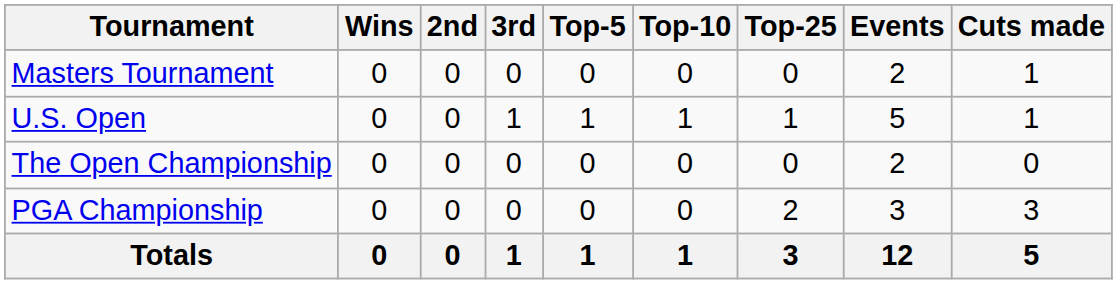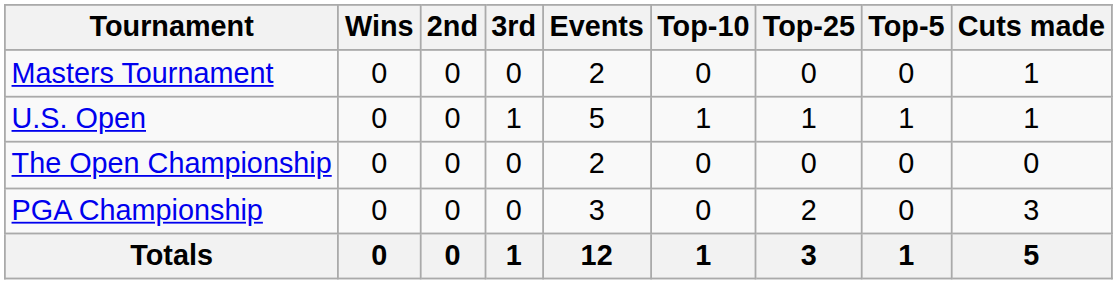columns swapped: (588, 27) <-> (897, 27)
